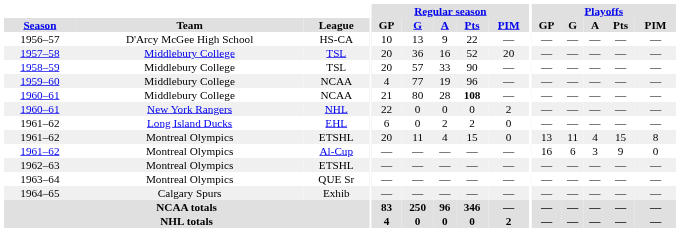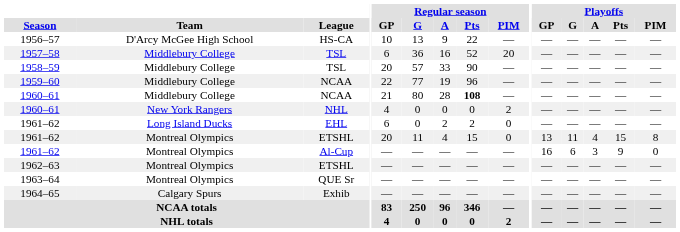(387, 53) 20 -> (387, 53) 6
(387, 81) 4 -> (387, 81) 22
(387, 109) 22 -> (387, 109) 4
